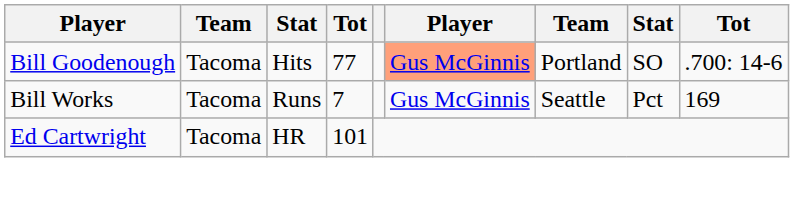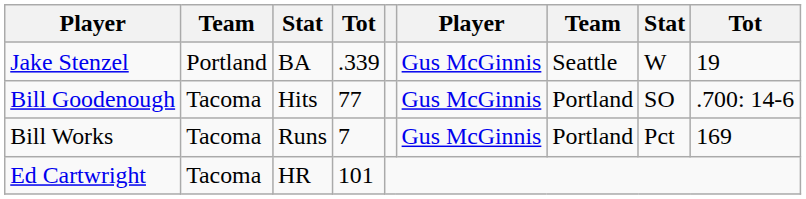+ row: (69, 61)
(460, 61) lightsalmon background -> (471, 99) no background
(573, 99) Seattle -> (593, 136) Portland
